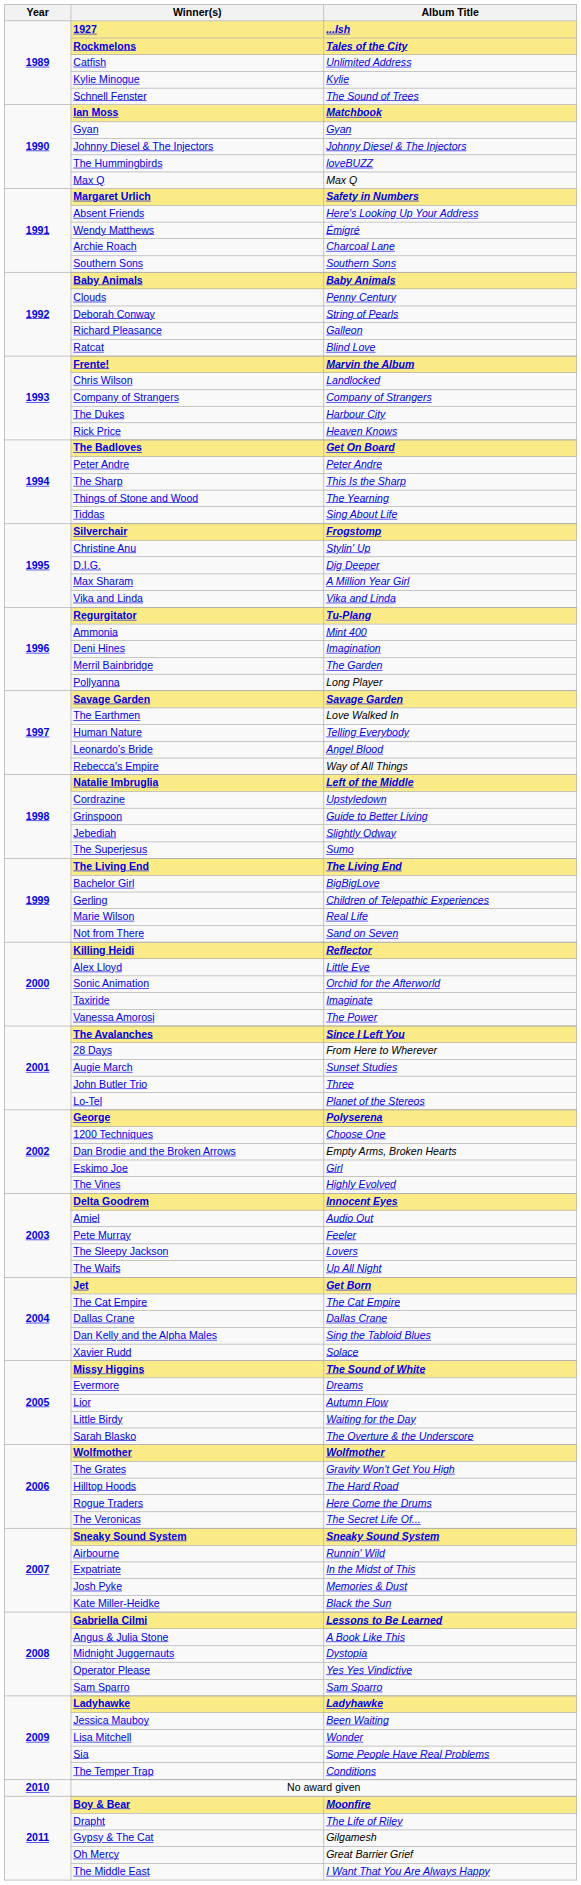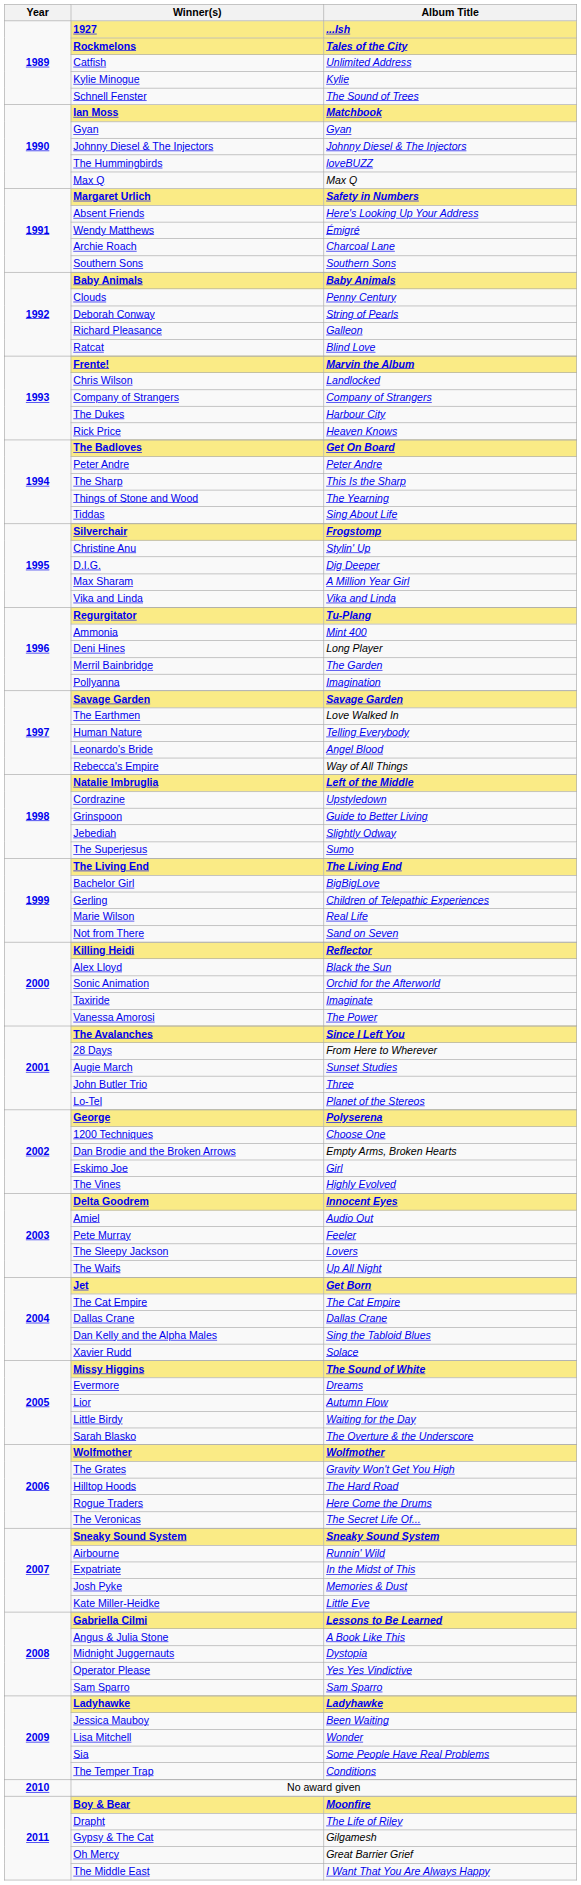(353, 649) Imagination -> (354, 649) Long Player
(354, 682) Long Player -> (353, 682) Imagination
(348, 967) Little Eve -> (359, 967) Black the Sun
(359, 1603) Black the Sun -> (348, 1603) Little Eve
